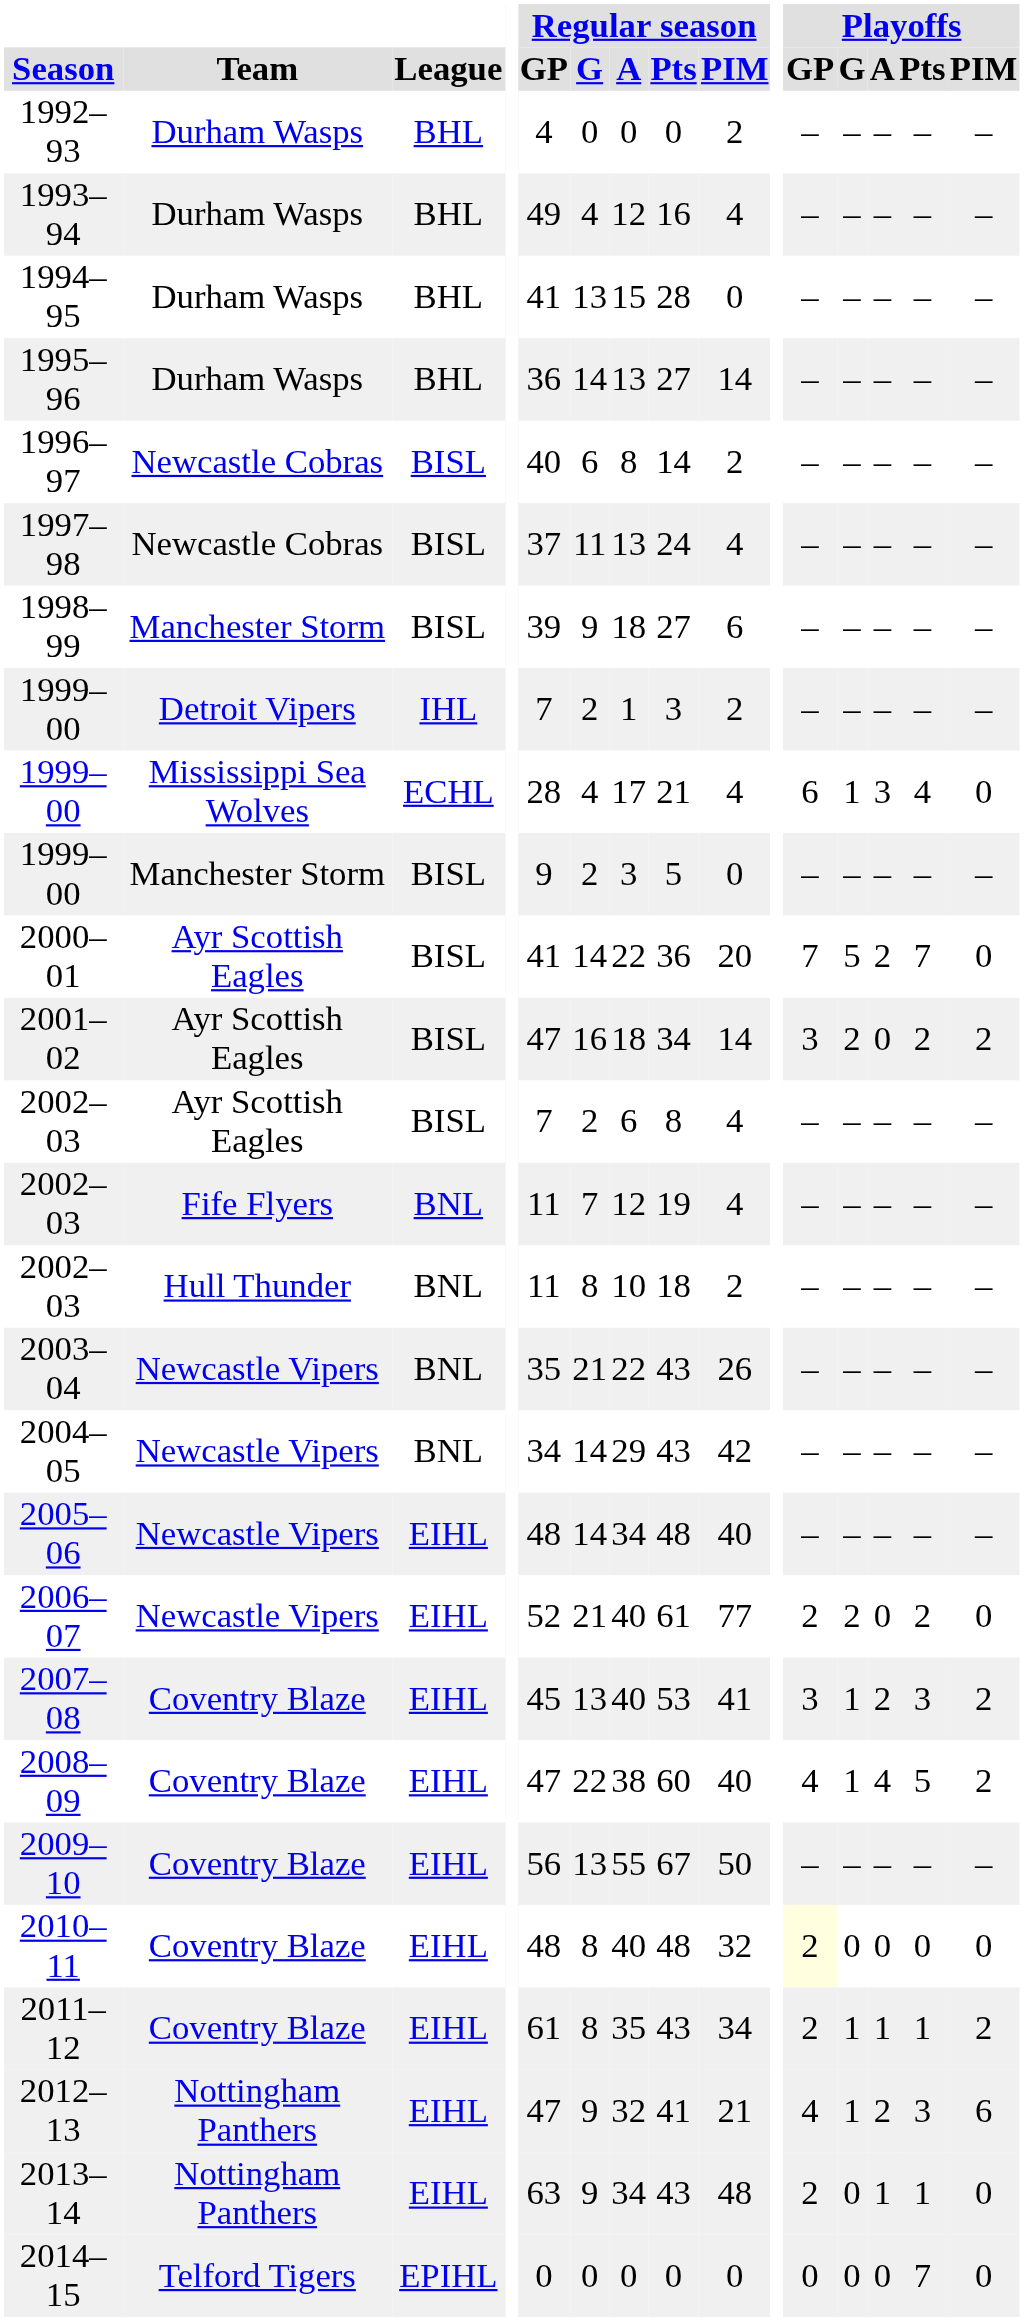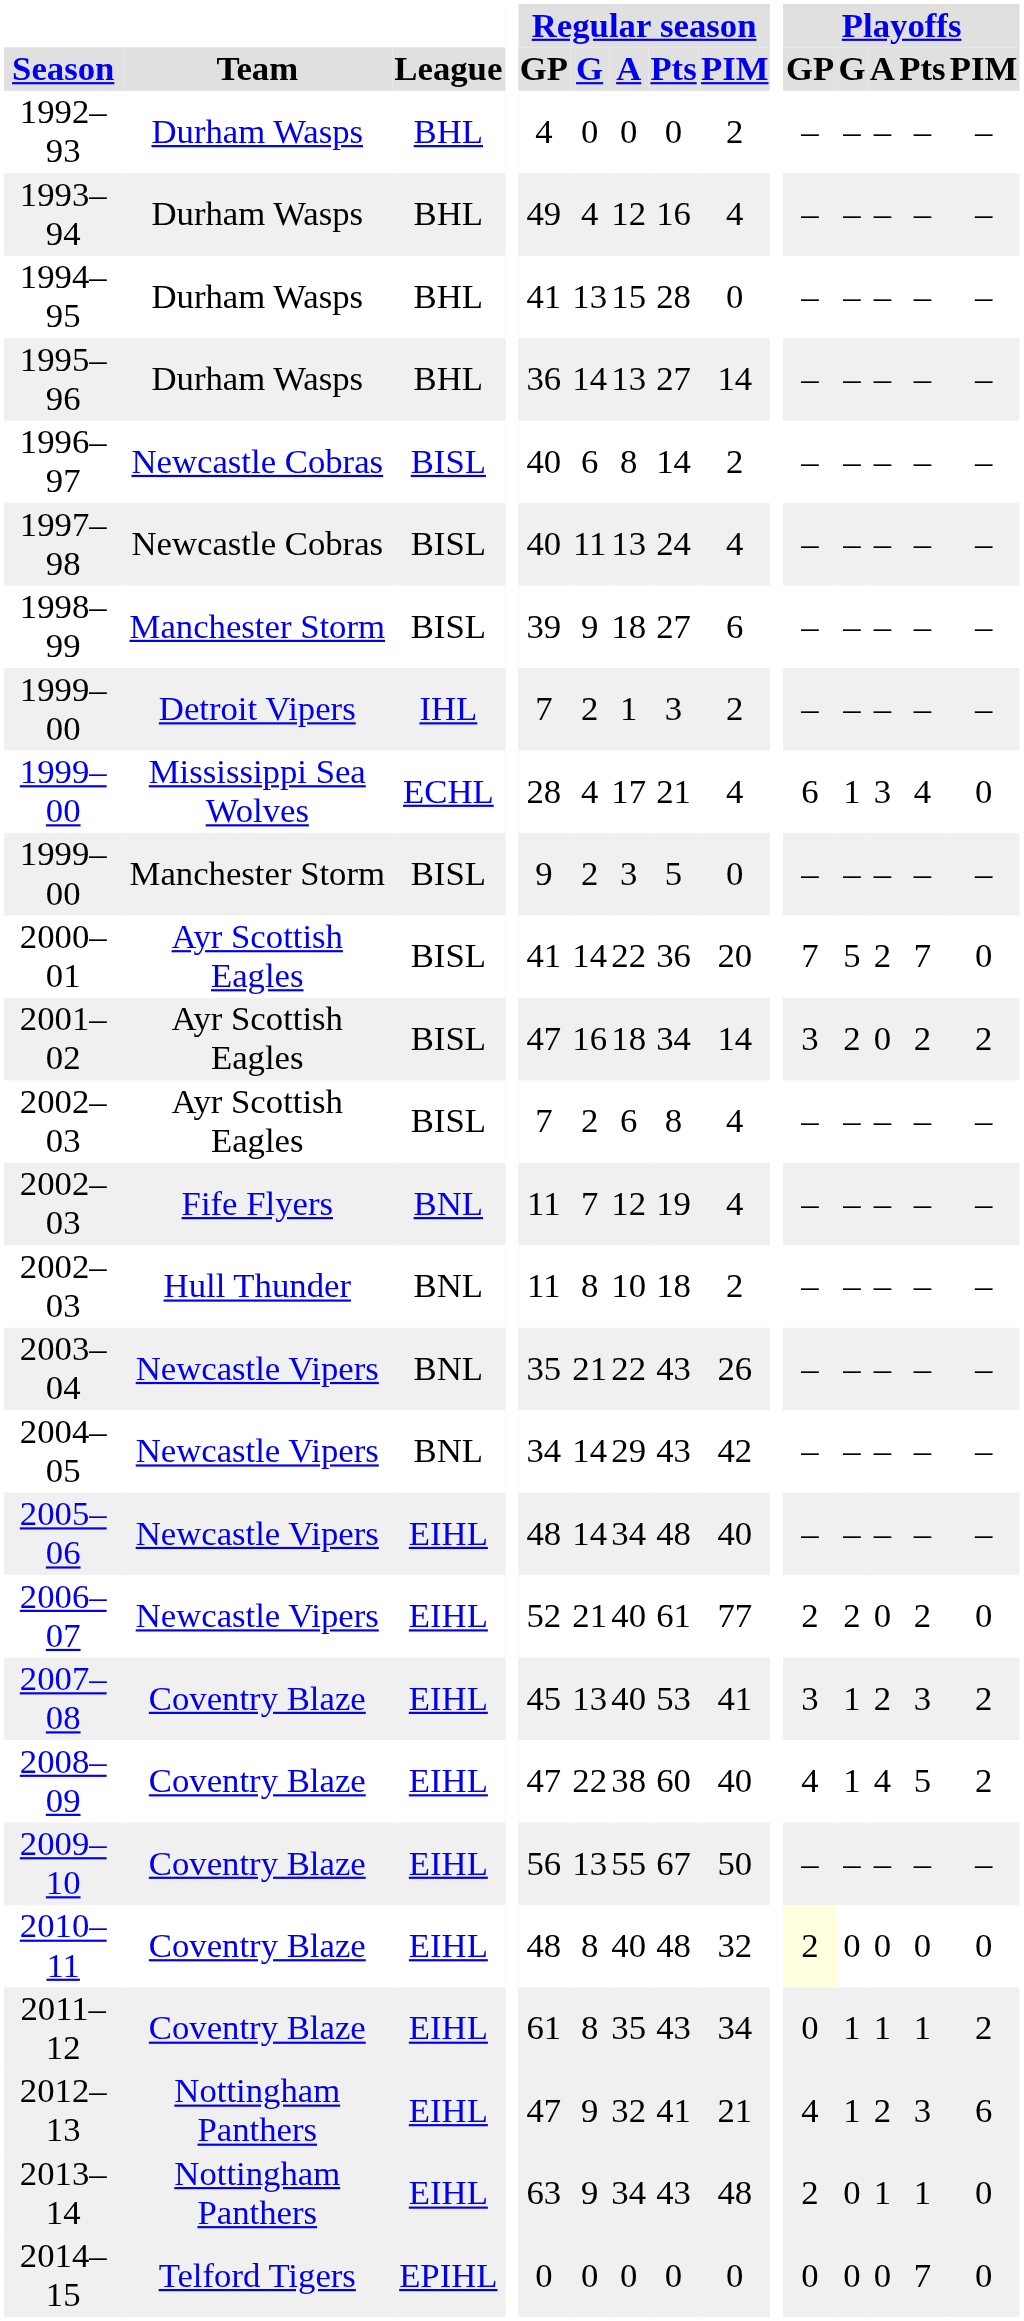(544, 543) 37 -> (544, 543) 40
(810, 2028) 2 -> (810, 2028) 0
